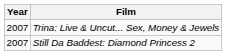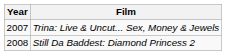(17, 43) 2007 -> (17, 43) 2008
